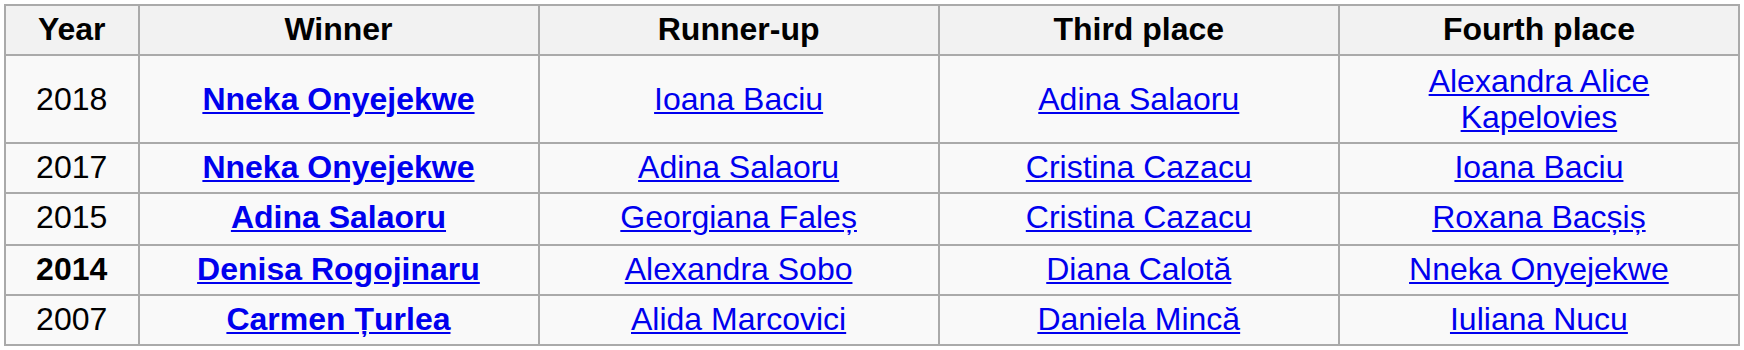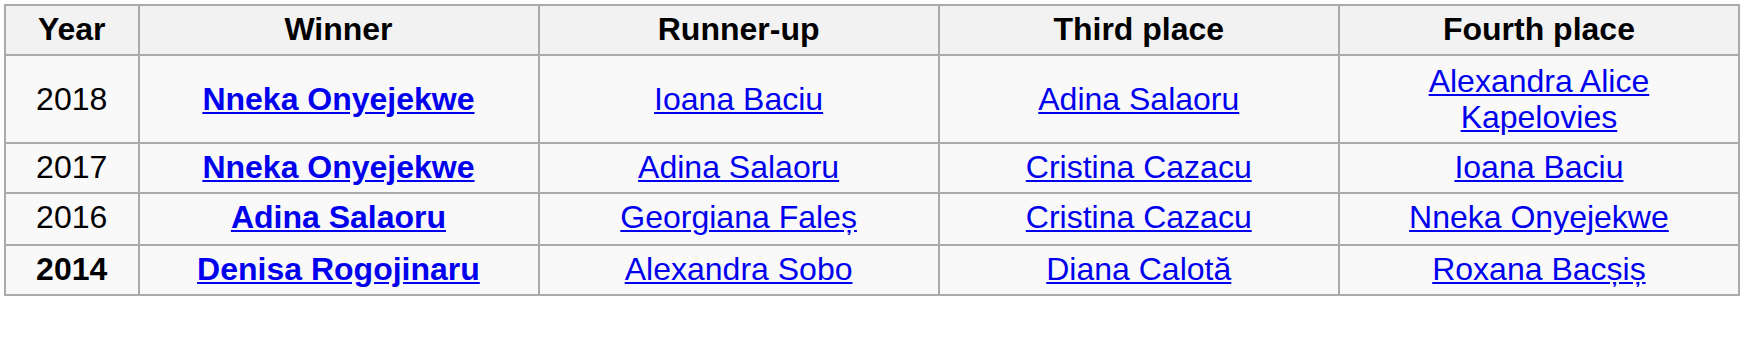(72, 218) 2015 -> (72, 218) 2016
(1539, 218) Roxana Bacșiș -> (1539, 218) Nneka Onyejekwe
(1539, 268) Nneka Onyejekwe -> (1539, 268) Roxana Bacșiș
- row: (739, 319)
